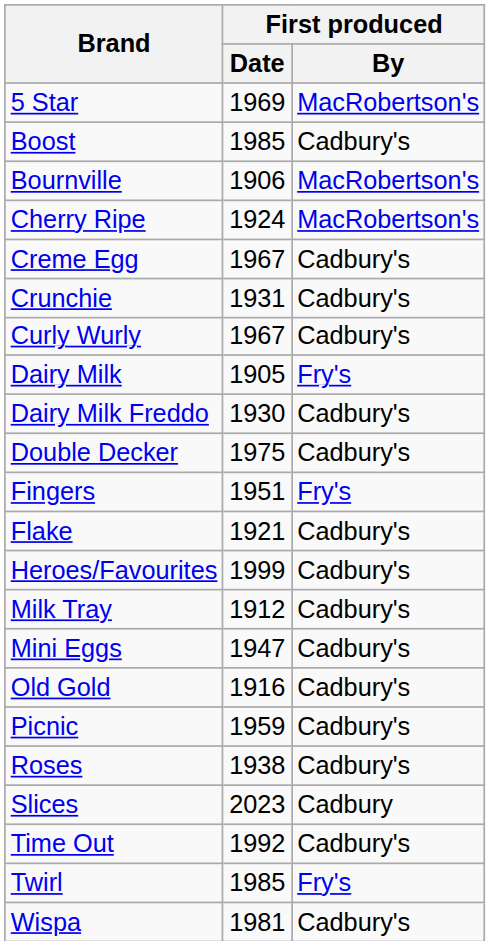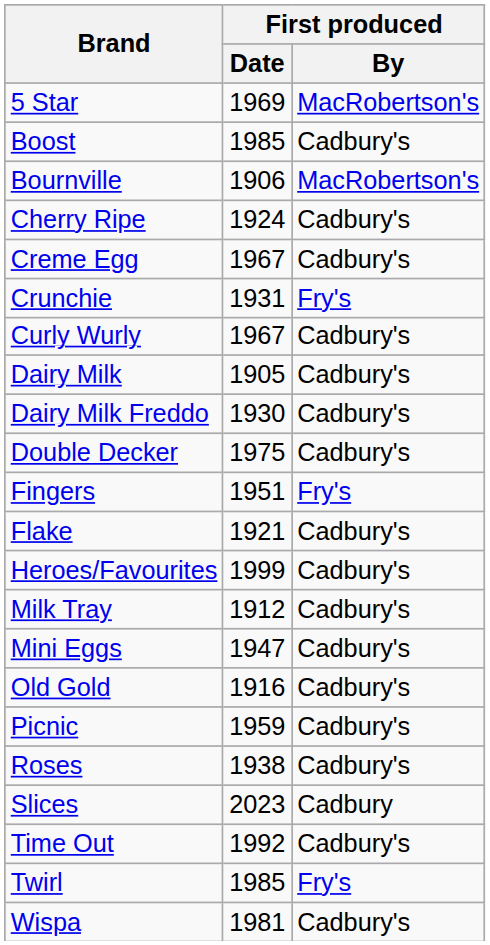(388, 219) MacRobertson's -> (354, 219) Cadbury's
(354, 297) Cadbury's -> (324, 297) Fry's
(324, 375) Fry's -> (354, 375) Cadbury's
